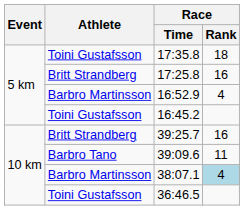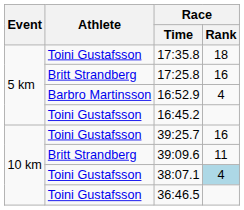(92, 135) Britt Strandberg -> (95, 135) Toini Gustafsson
(82, 155) Barbro Tano -> (92, 155) Britt Strandberg
(100, 175) Barbro Martinsson -> (95, 175) Toini Gustafsson
